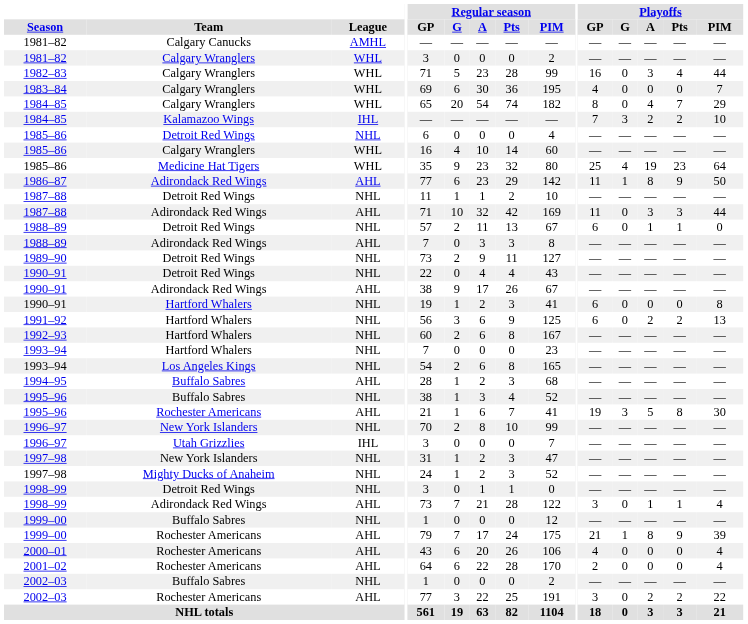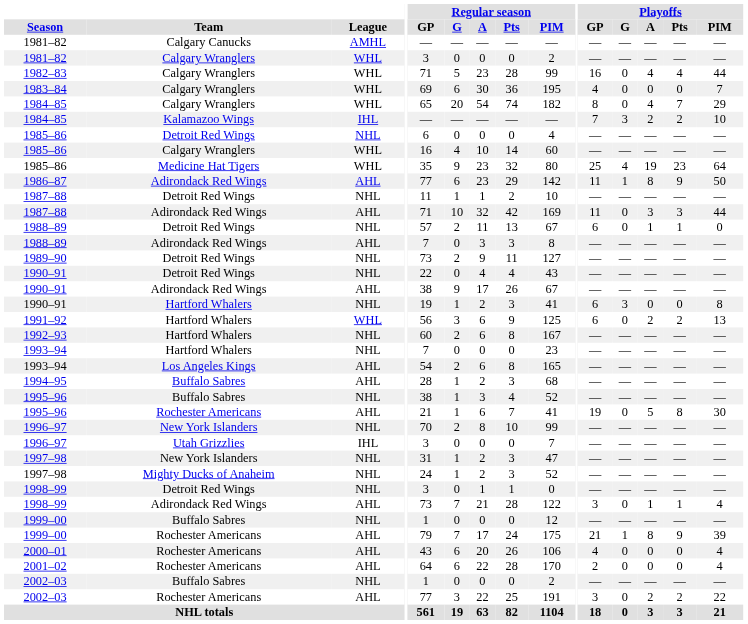(650, 73) 3 -> (650, 73) 4
(625, 304) 0 -> (625, 304) 3
(368, 319) NHL -> (368, 319) WHL
(368, 366) NHL -> (368, 366) AHL
(625, 412) 3 -> (625, 412) 0
